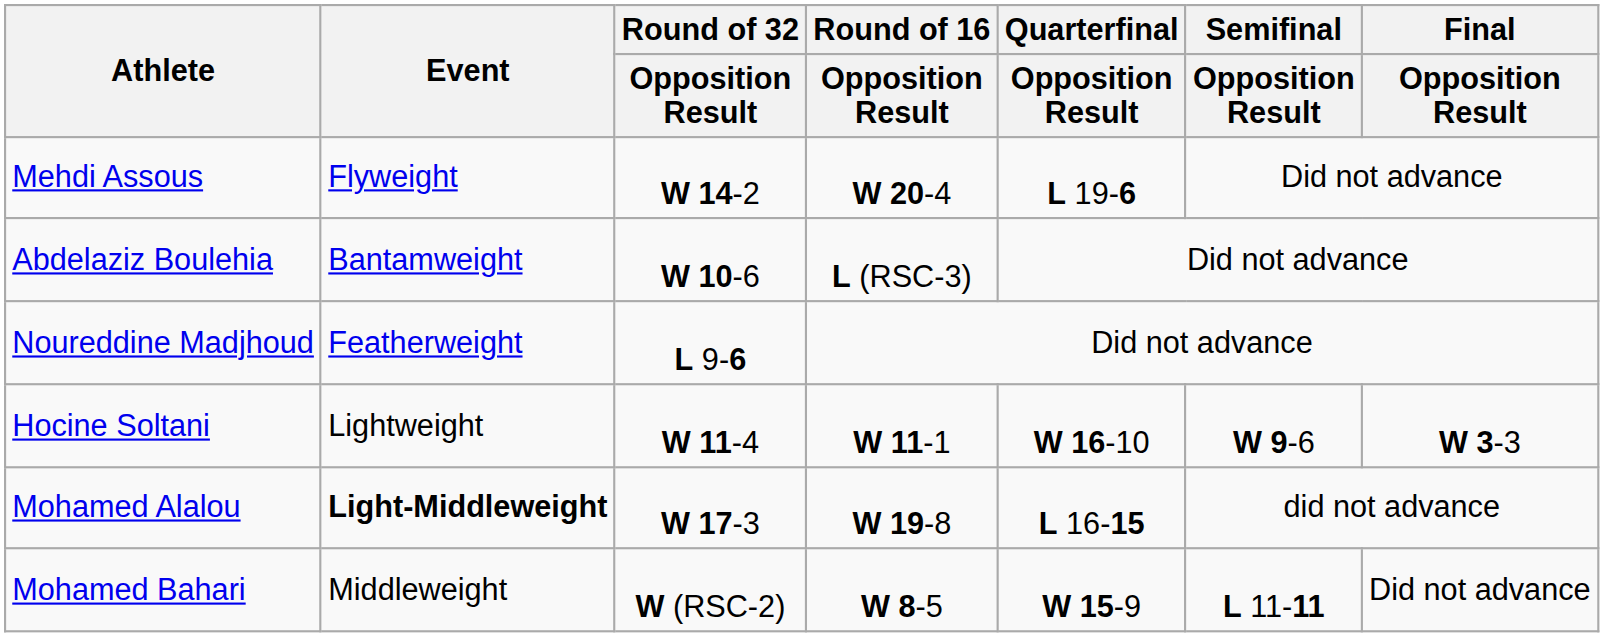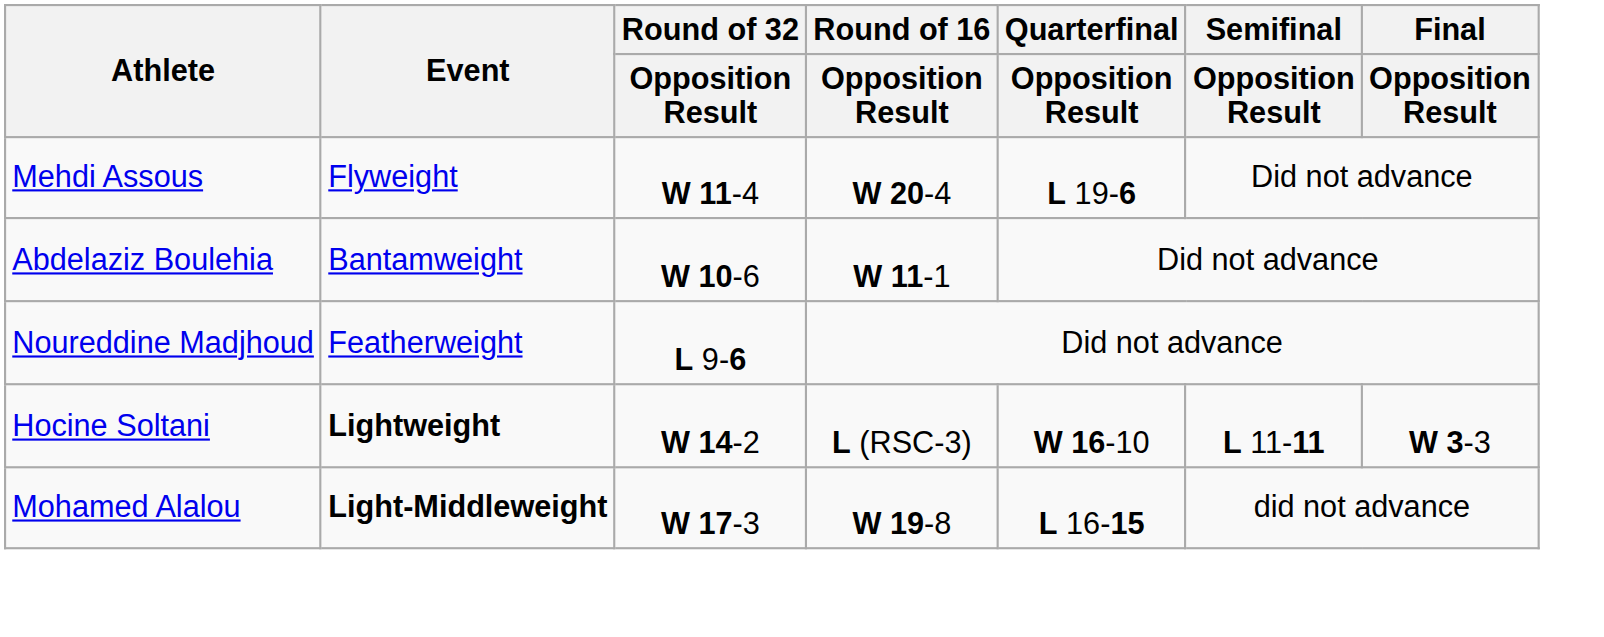(710, 195) W 14-2 -> (710, 195) W 11-4
(902, 277) L (RSC-3) -> (902, 277) W 11-1
(406, 425) normal -> (414, 425) bold
(710, 442) W 11-4 -> (710, 442) W 14-2
(902, 442) W 11-1 -> (902, 442) L (RSC-3)
(1274, 442) W 9-6 -> (1274, 442) L 11-11
- row: (129, 590)
